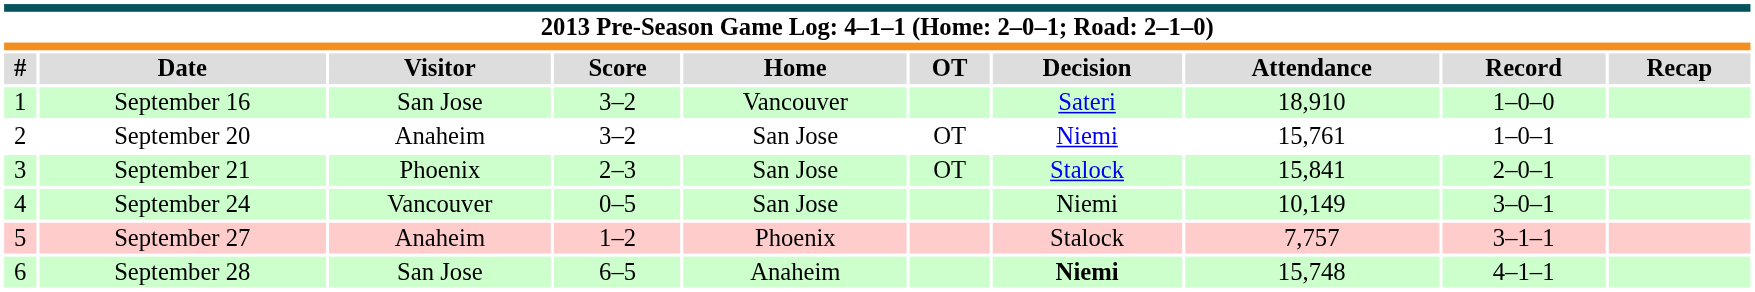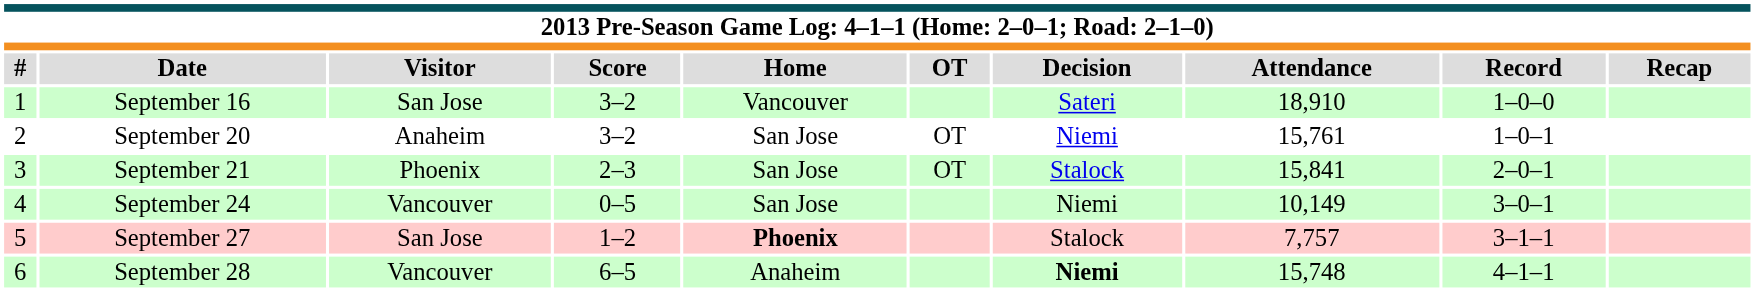(440, 237) Anaheim -> (440, 237) San Jose
(795, 237) normal -> (795, 237) bold
(440, 271) San Jose -> (440, 271) Vancouver
